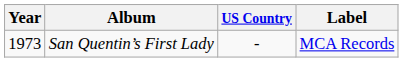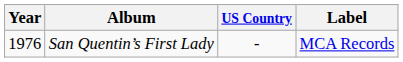(25, 43) 1973 -> (25, 43) 1976
